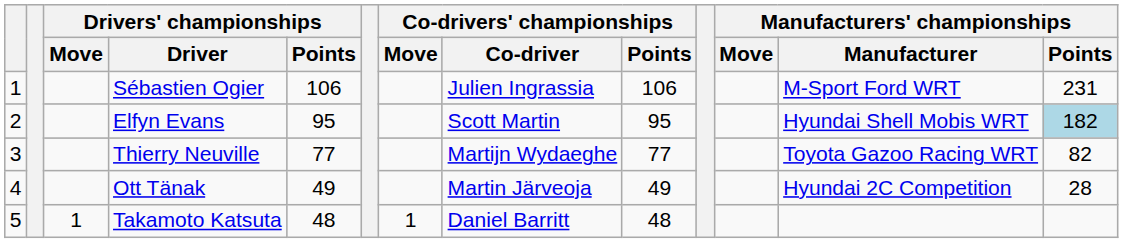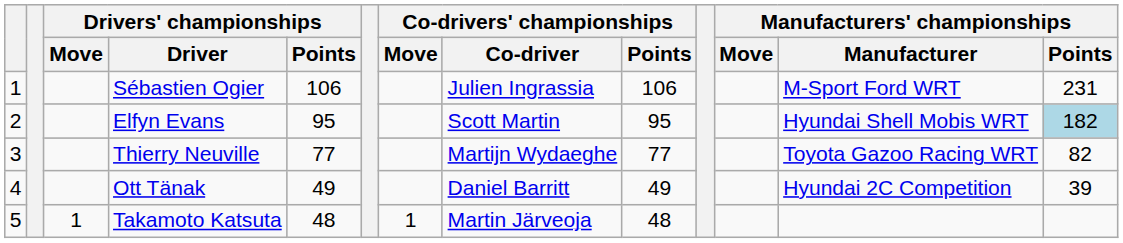(520, 187) Martin Järveoja -> (509, 187) Daniel Barritt
(1080, 187) 28 -> (1080, 187) 39
(509, 220) Daniel Barritt -> (520, 220) Martin Järveoja
